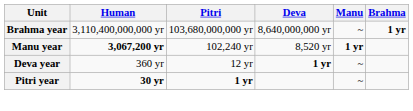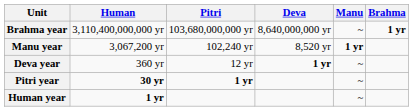(136, 47) bold -> (137, 47) normal
+ row: (37, 98)
